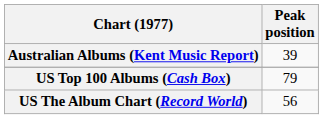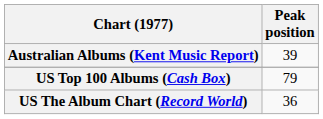(290, 101) 56 -> (290, 101) 36
